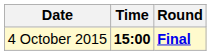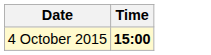- column: (180, 15)
